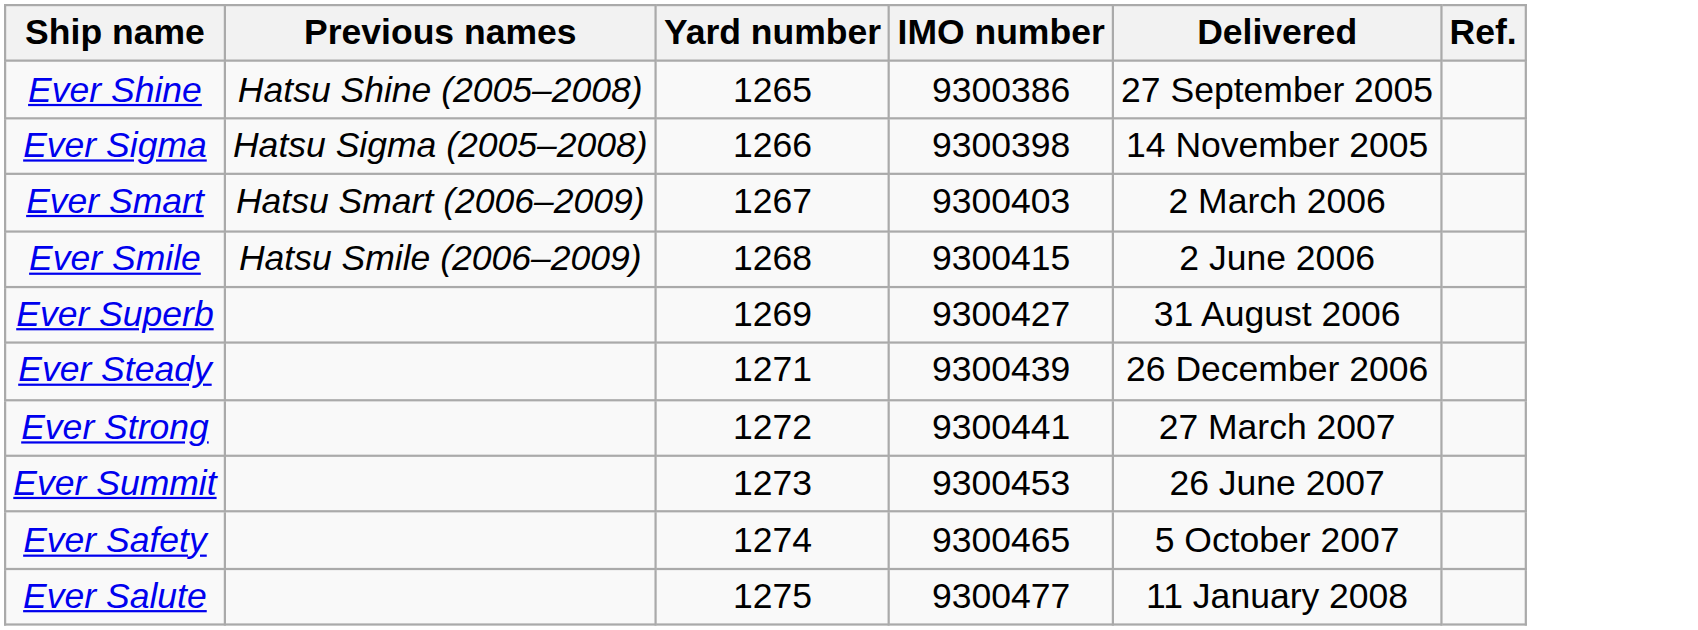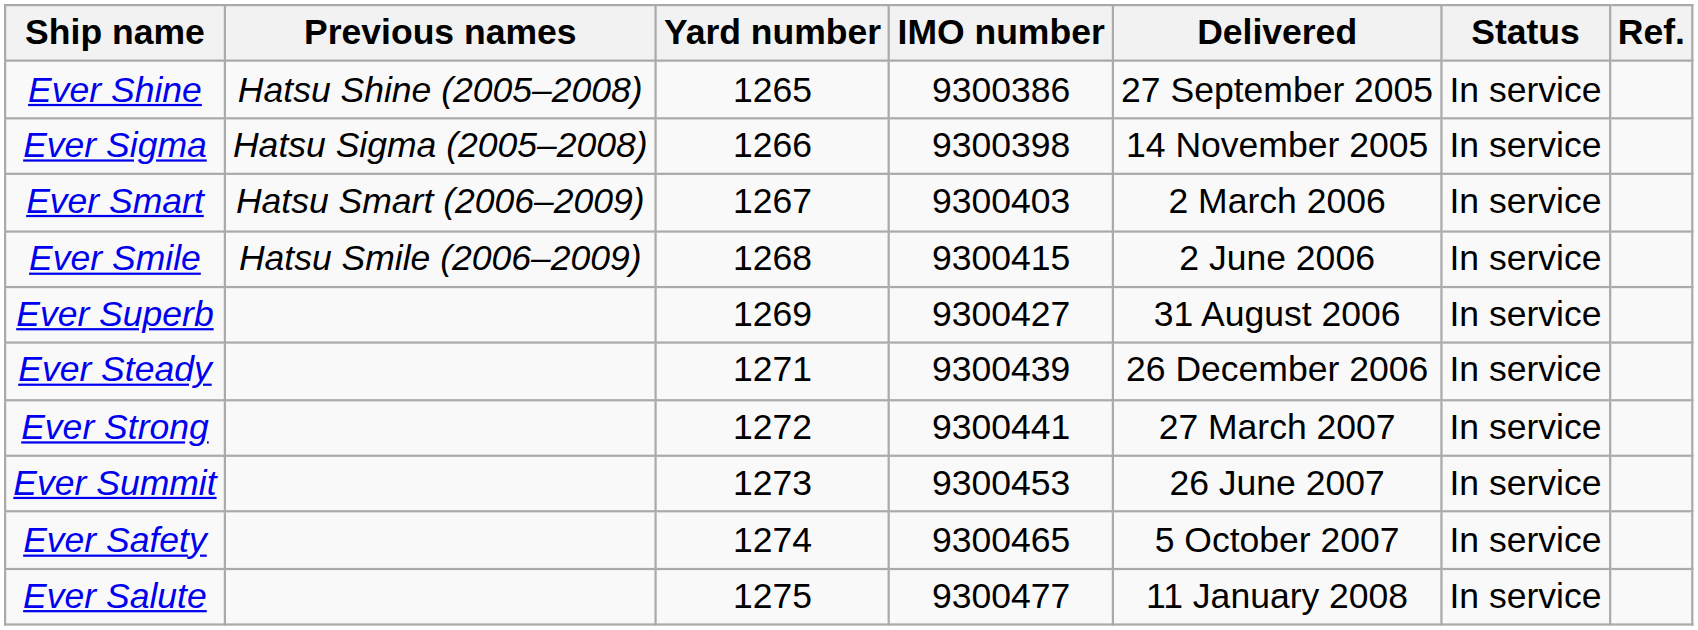+ column: (1525, 32)
